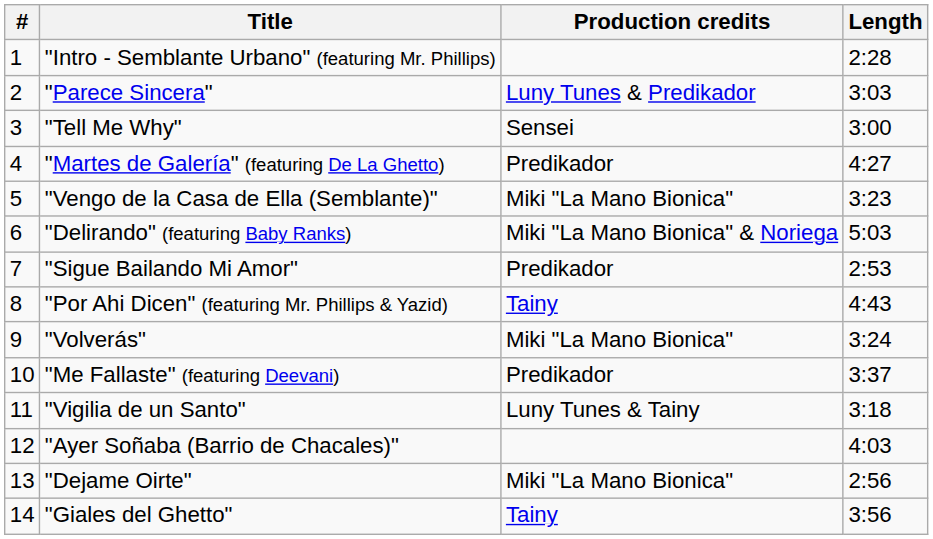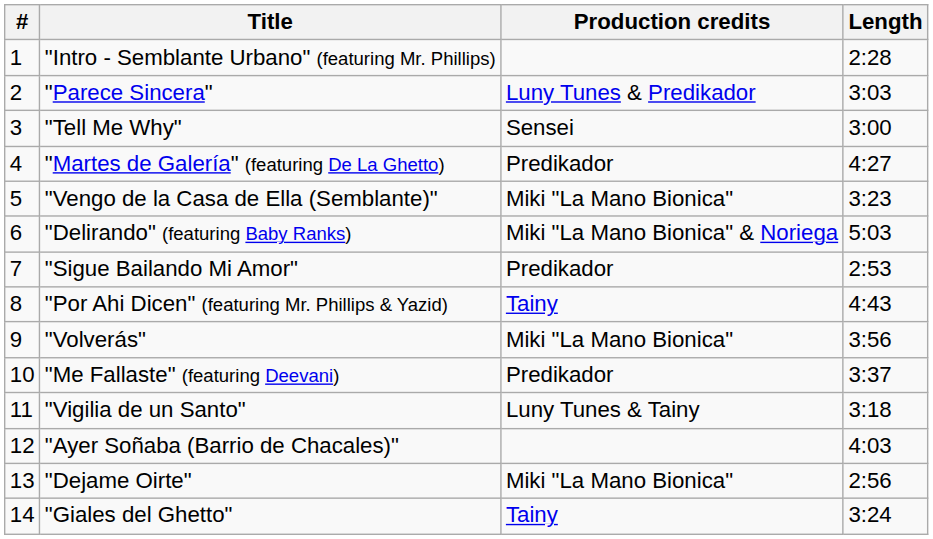(870, 339) 3:24 -> (870, 339) 3:56
(870, 515) 3:56 -> (870, 515) 3:24
